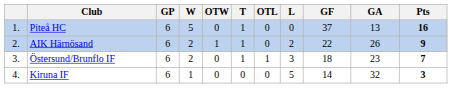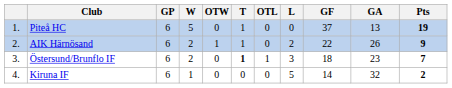(423, 28) 16 -> (423, 28) 19
(243, 59) normal -> (243, 59) bold
(423, 75) 3 -> (423, 75) 2
